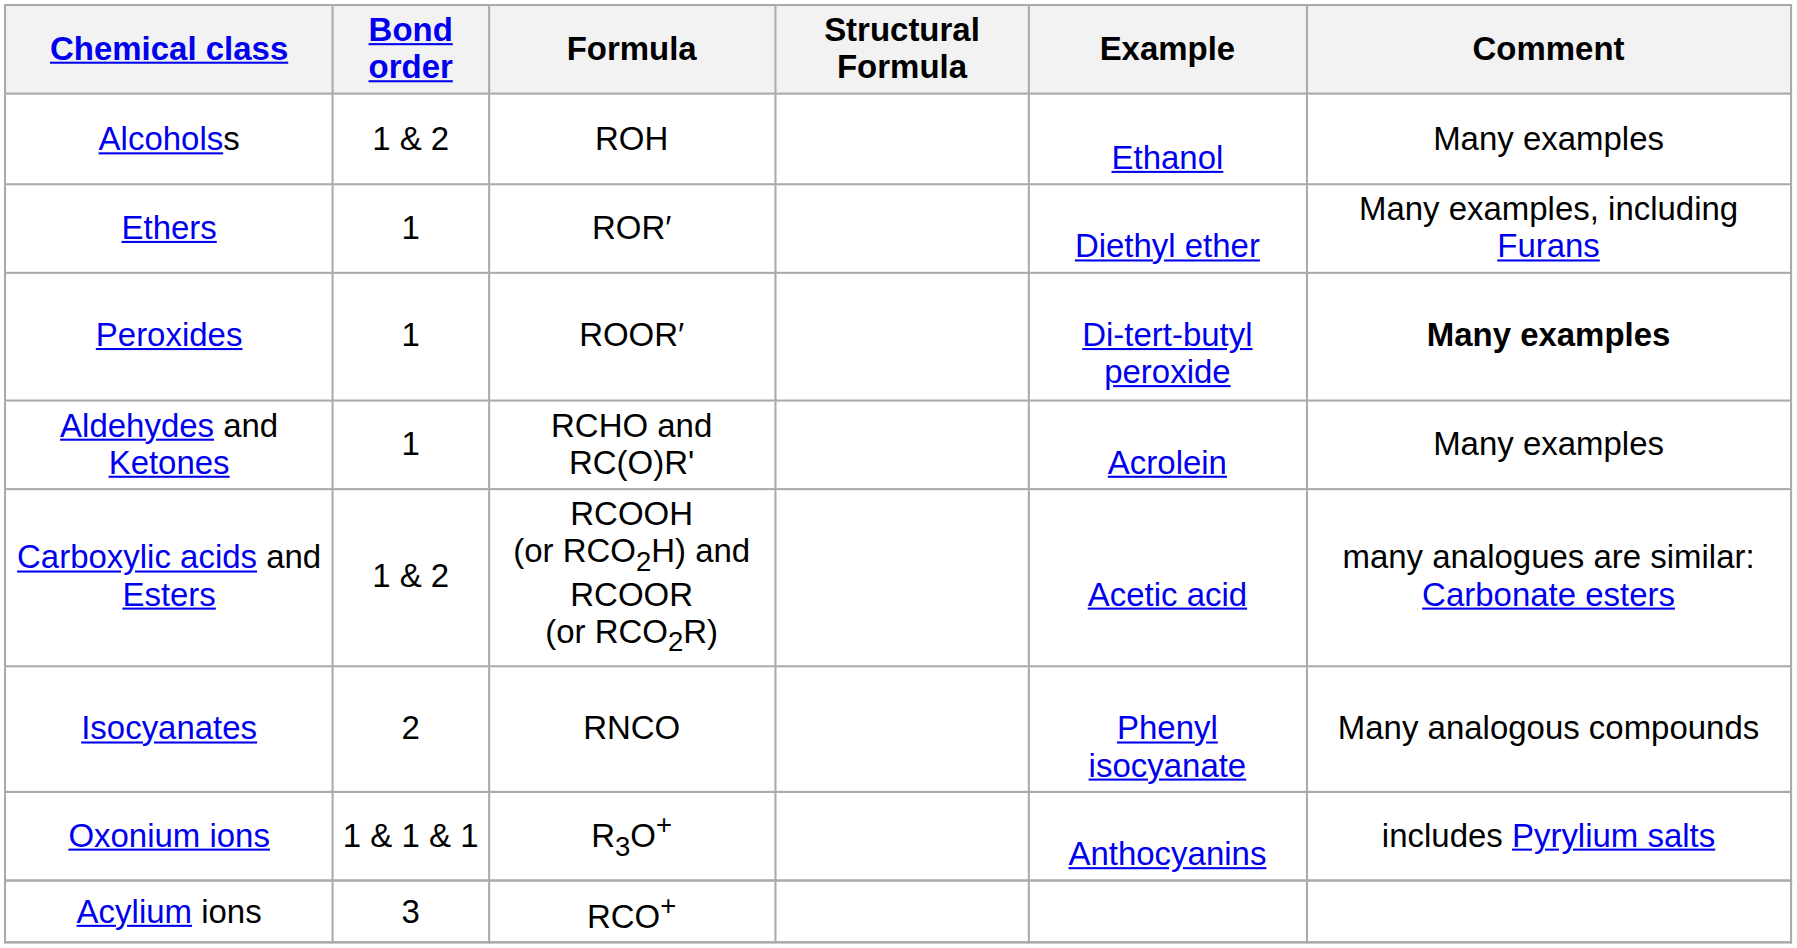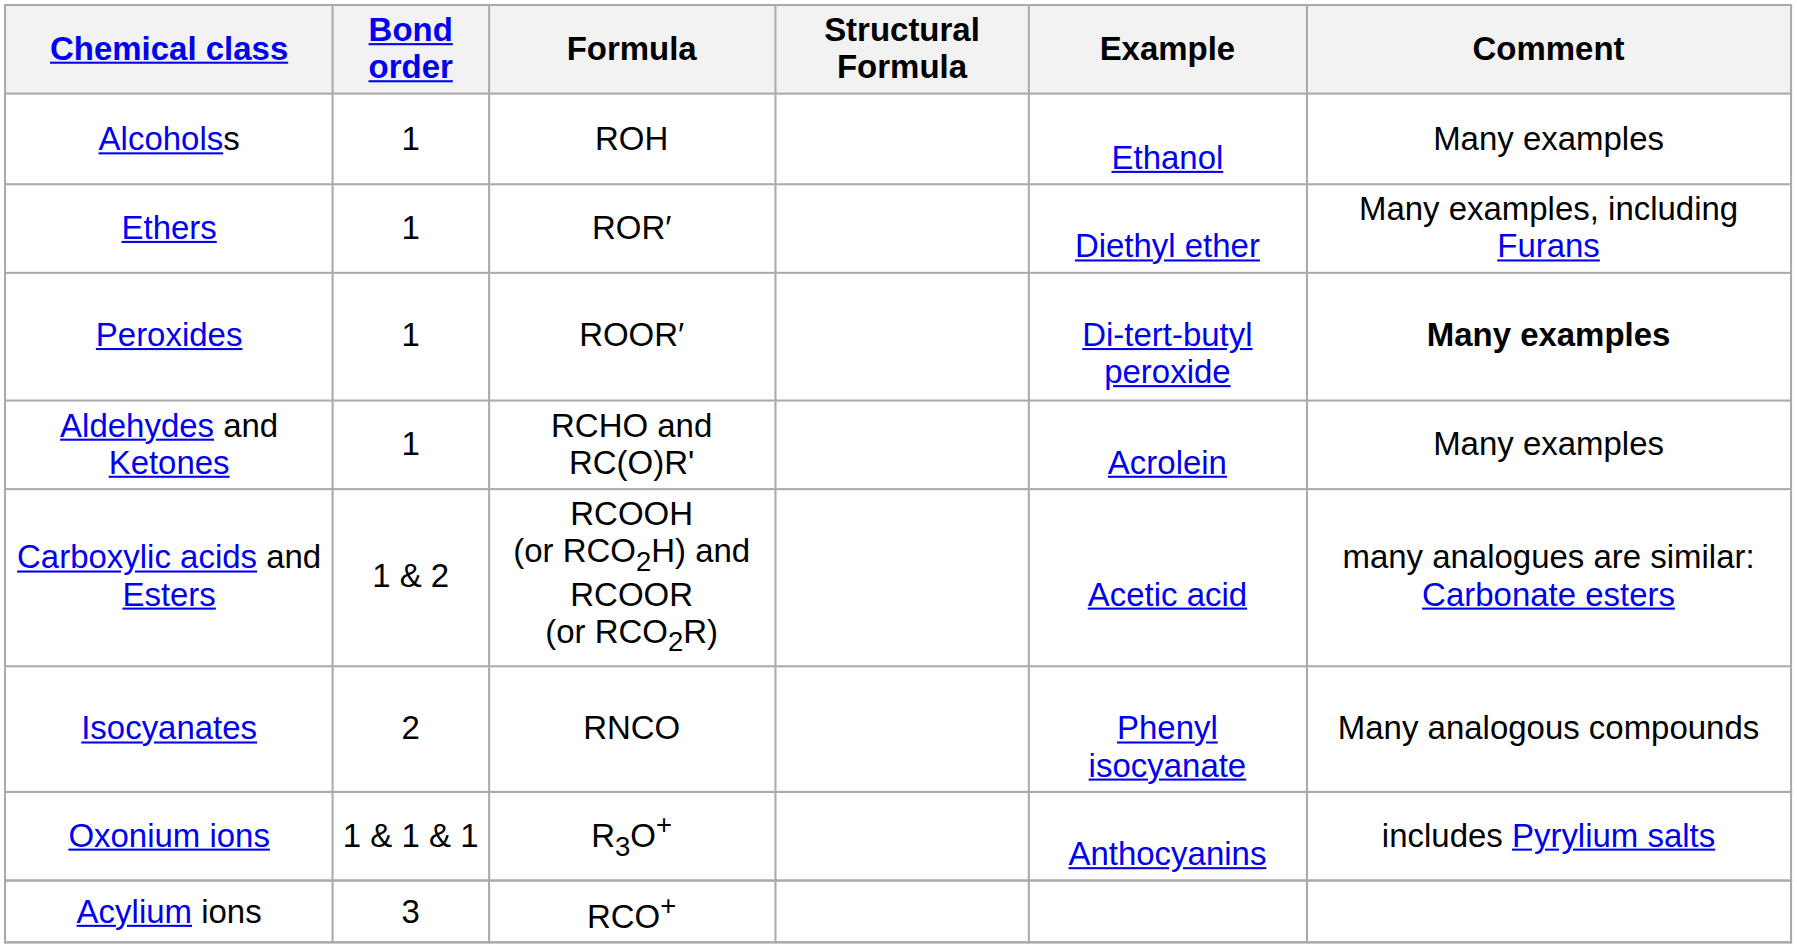(411, 138) 1 & 2 -> (411, 138) 1
